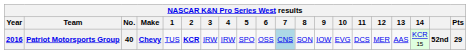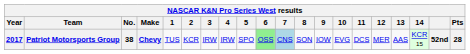(14, 39) 2016 -> (14, 39) 2017
(129, 39) 40 -> (129, 39) 38
(191, 39) bold -> (191, 39) normal
(266, 39) no background -> (265, 39) lightgreen background
(458, 39) 29 -> (458, 39) 28
